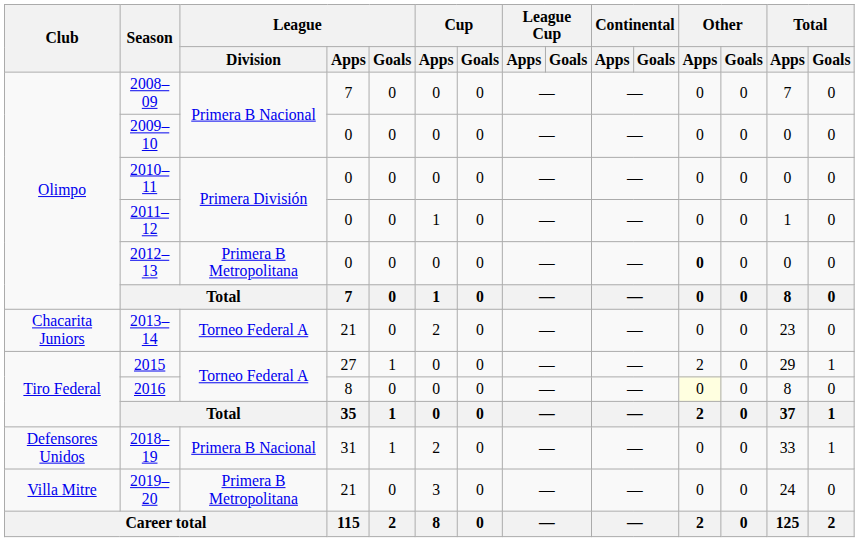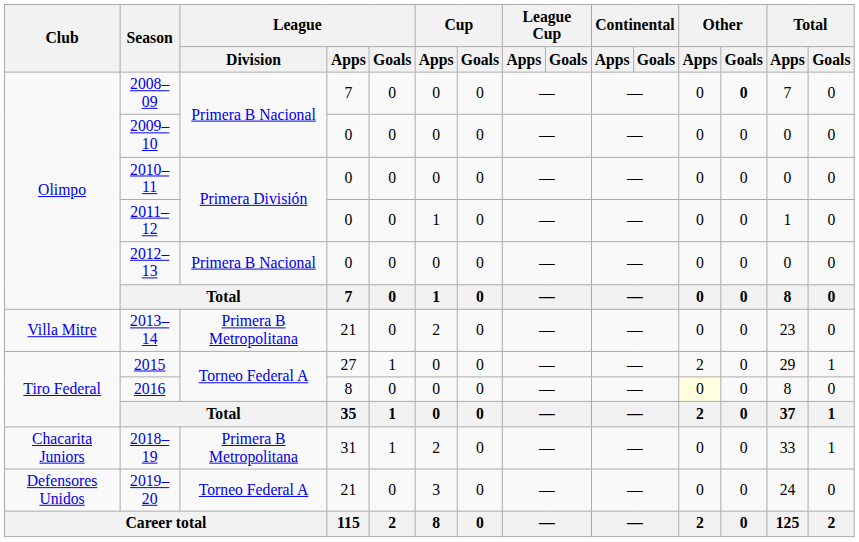(744, 93) normal -> (744, 93) bold
(254, 263) Primera B Metropolitana -> (254, 263) Primera B Nacional
(700, 263) bold -> (700, 263) normal
(62, 330) Chacarita Juniors -> (62, 330) Villa Mitre
(254, 330) Torneo Federal A -> (254, 330) Primera B Metropolitana
(62, 447) Defensores Unidos -> (62, 447) Chacarita Juniors
(254, 447) Primera B Nacional -> (254, 447) Primera B Metropolitana
(62, 490) Villa Mitre -> (62, 490) Defensores Unidos
(254, 490) Primera B Metropolitana -> (254, 490) Torneo Federal A
